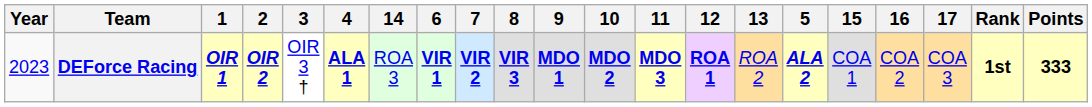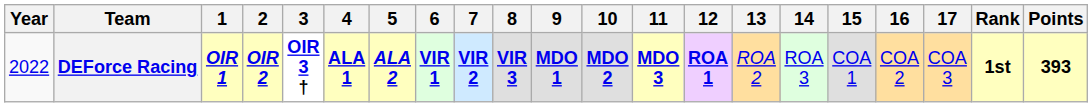columns swapped: (805, 19) <-> (393, 19)
(29, 67) 2023 -> (29, 67) 2022
(303, 67) normal -> (303, 67) bold
(1056, 67) 333 -> (1056, 67) 393
